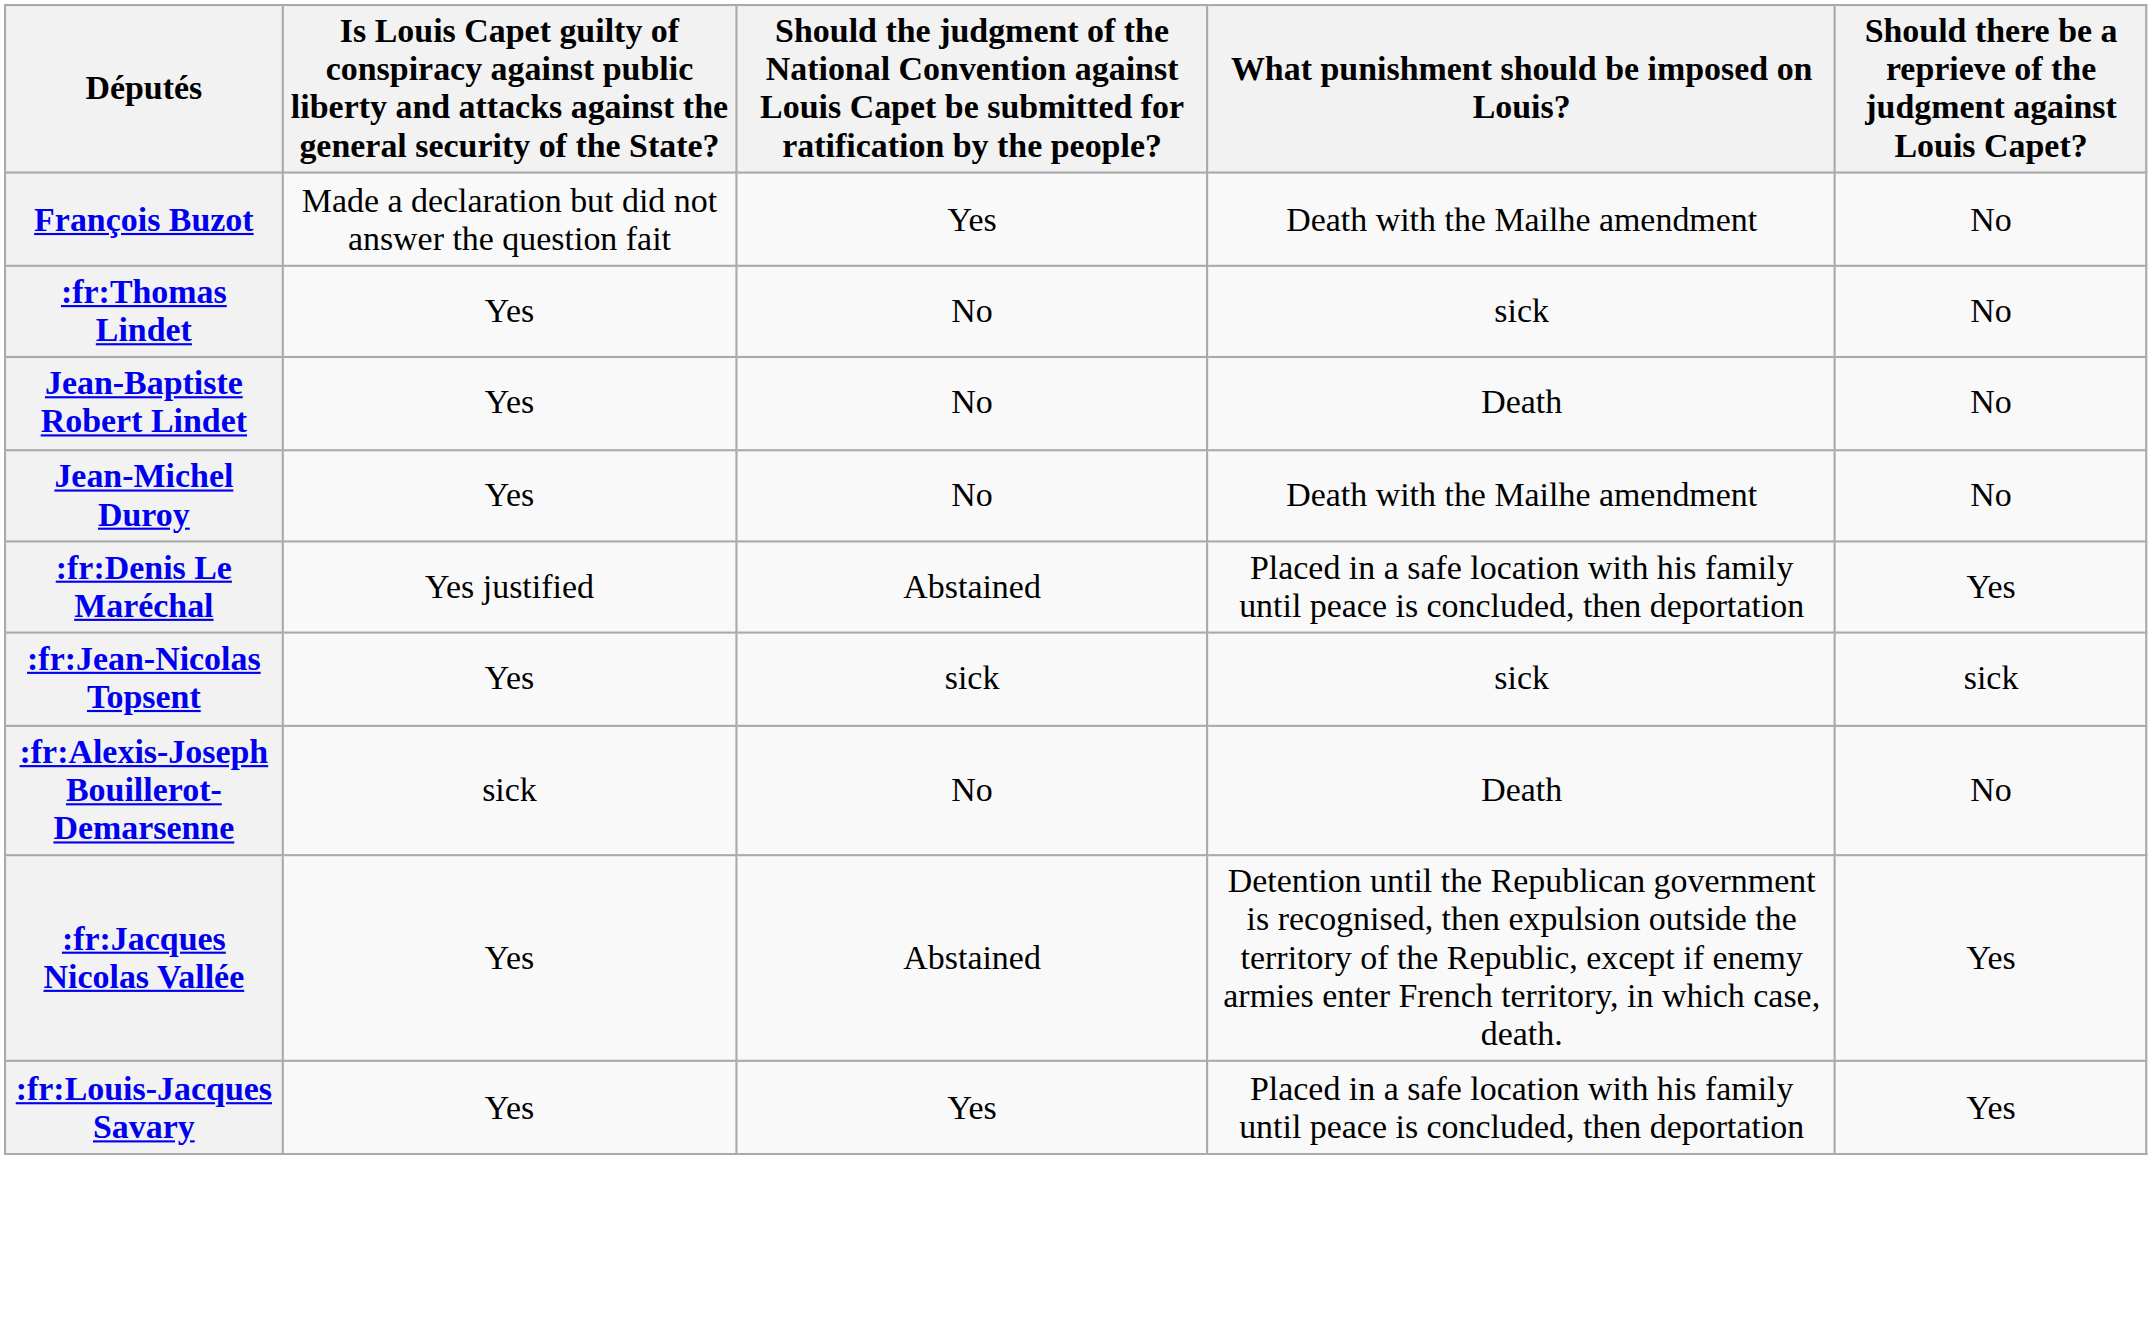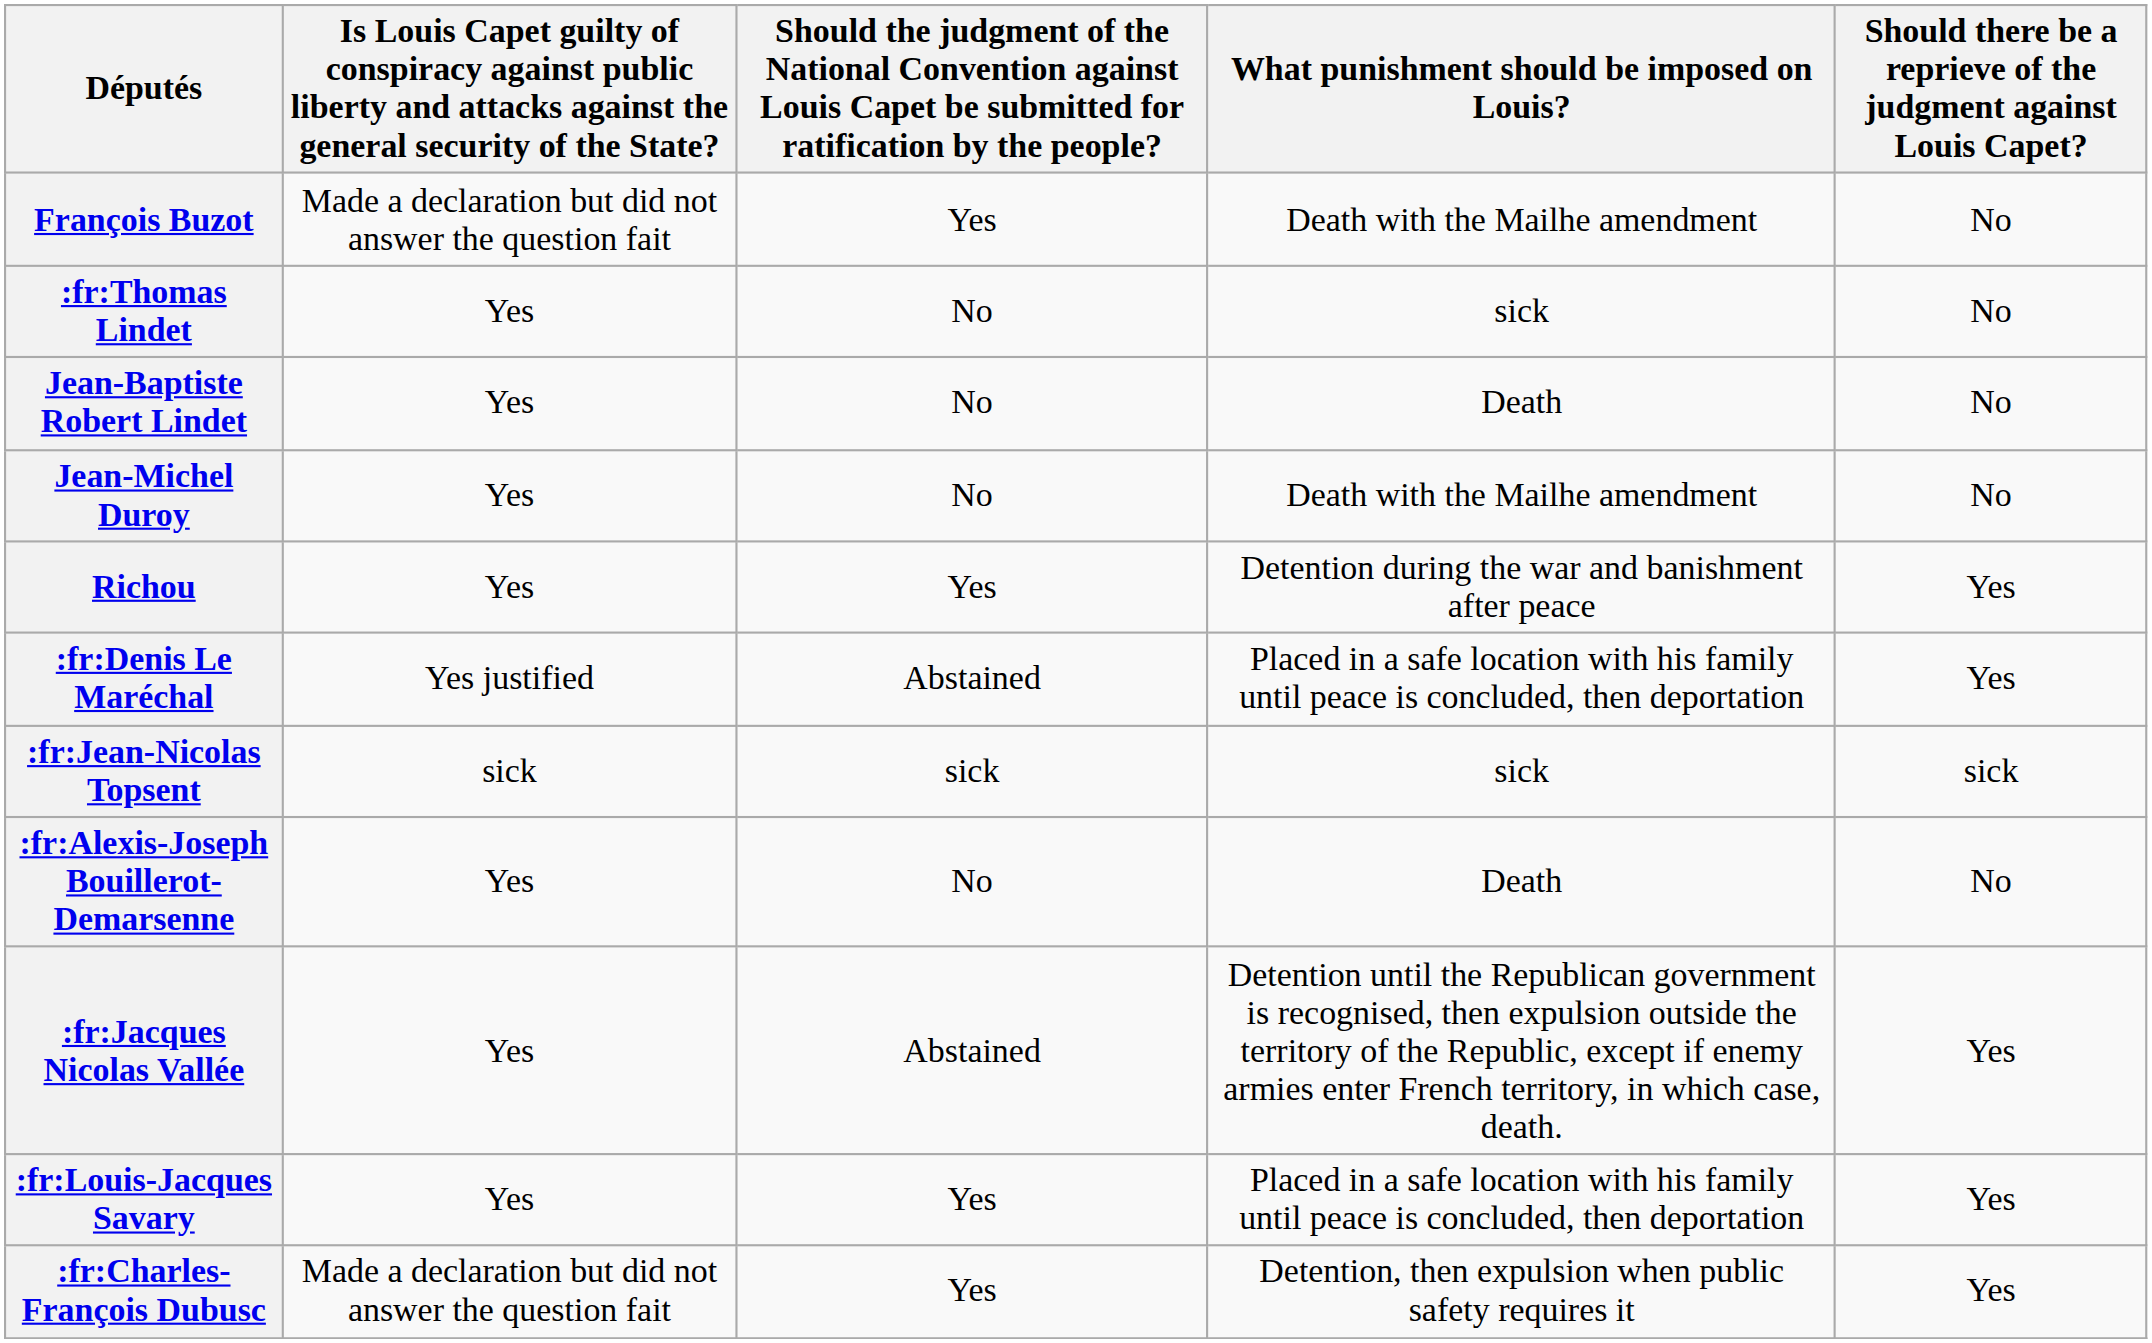+ row: (144, 586)
(509, 678) Yes -> (509, 770) sick
(509, 789) sick -> (509, 881) Yes
+ row: (144, 1290)
